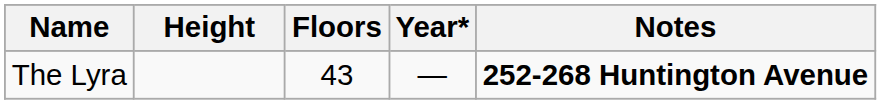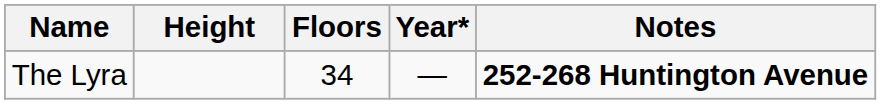(337, 74) 43 -> (337, 74) 34
